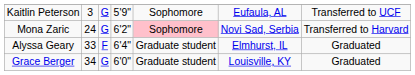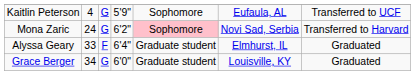(90, 12) 3 -> (90, 12) 4
